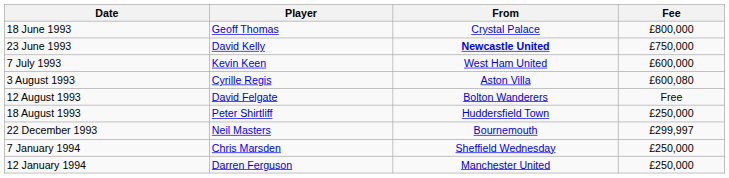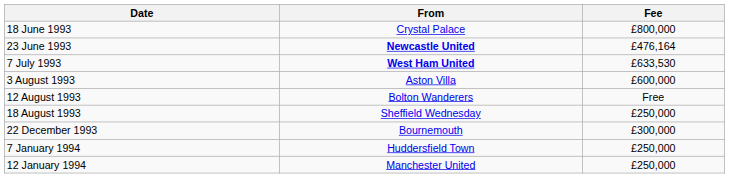- column: (301, 13)
(671, 47) £750,000 -> (653, 47) £476,164
(506, 63) normal -> (431, 63) bold
(671, 63) £600,000 -> (653, 63) £633,530
(671, 80) £600,080 -> (653, 80) £600,000
(506, 114) Huddersfield Town -> (431, 114) Sheffield Wednesday
(671, 131) £299,997 -> (653, 131) £300,000
(506, 148) Sheffield Wednesday -> (431, 148) Huddersfield Town
